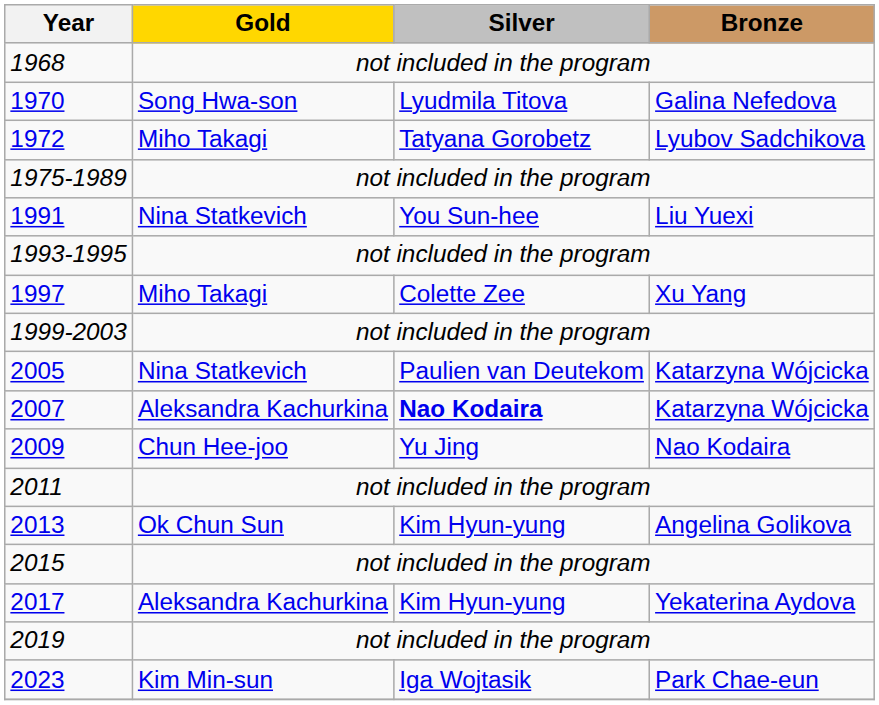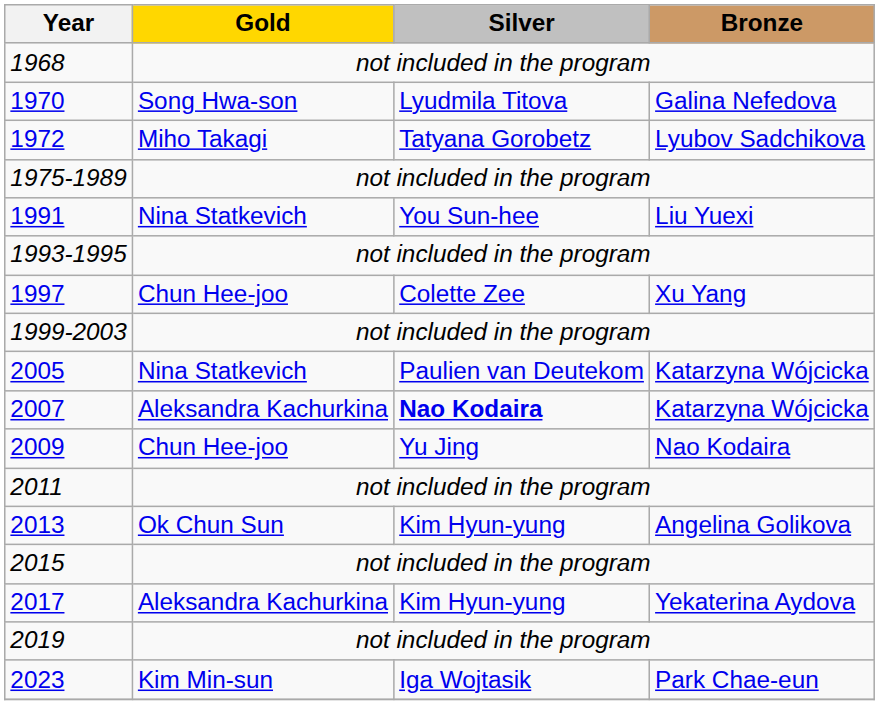(203, 293) Miho Takagi -> (213, 293) Chun Hee-joo
